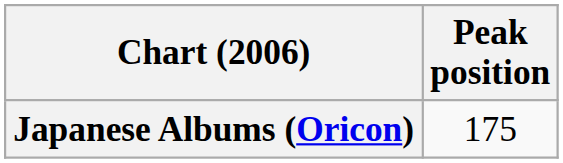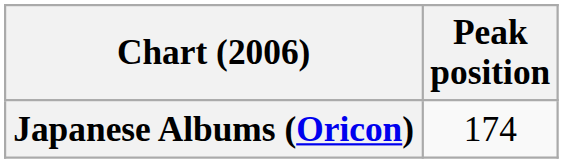(490, 128) 175 -> (490, 128) 174
